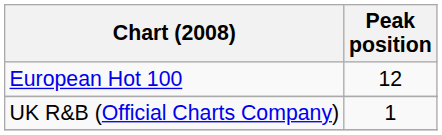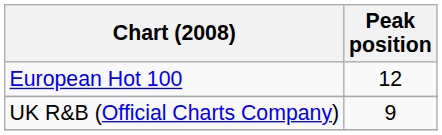(390, 112) 1 -> (390, 112) 9
